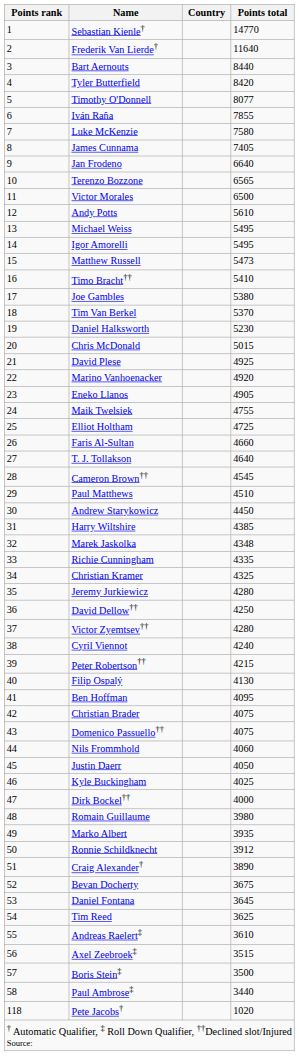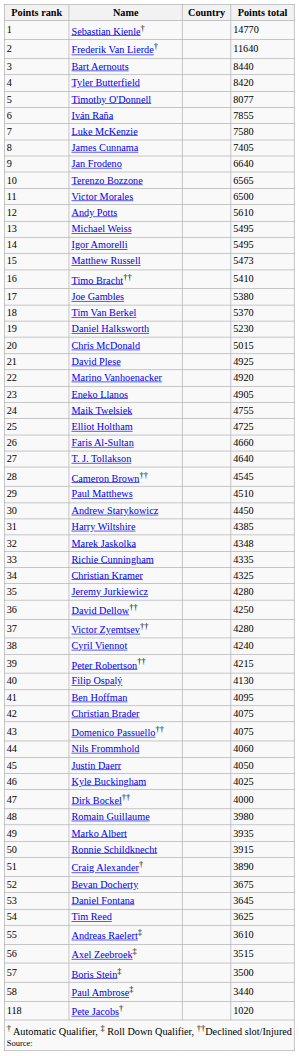(243, 849) 3912 -> (243, 849) 3915
